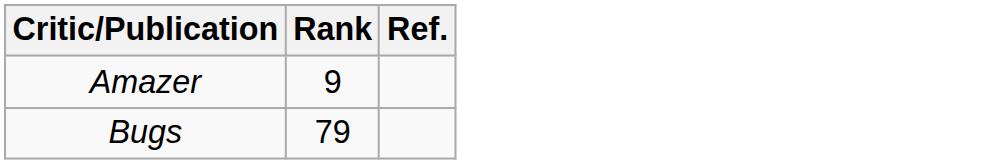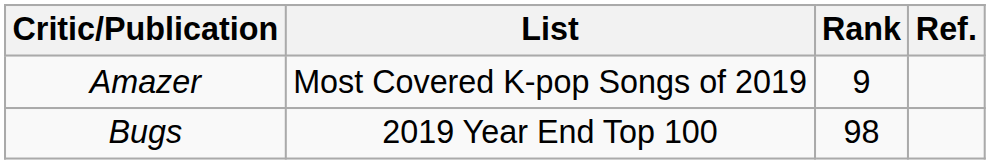+ column: (550, 30)
(333, 132) 79 -> (861, 132) 98
